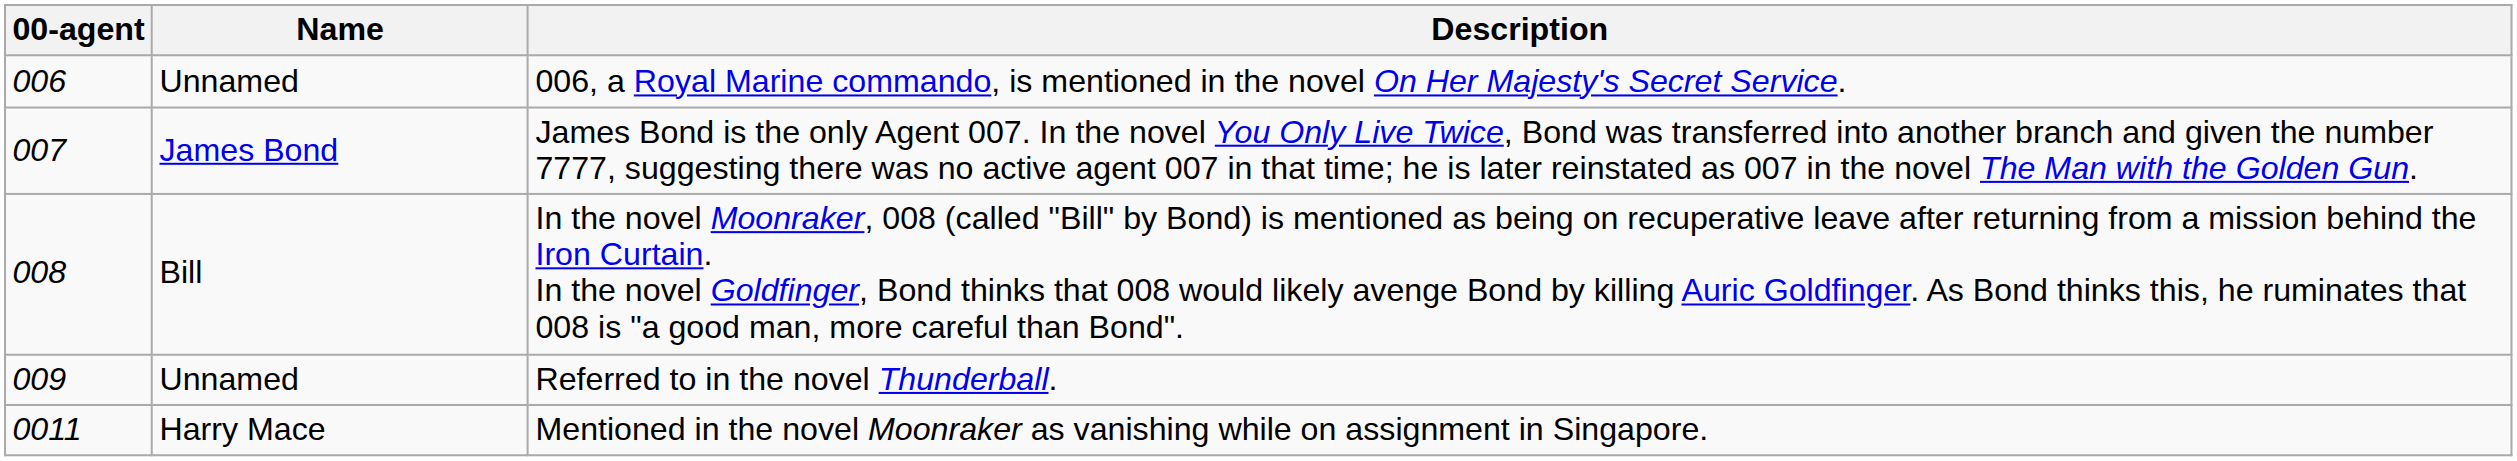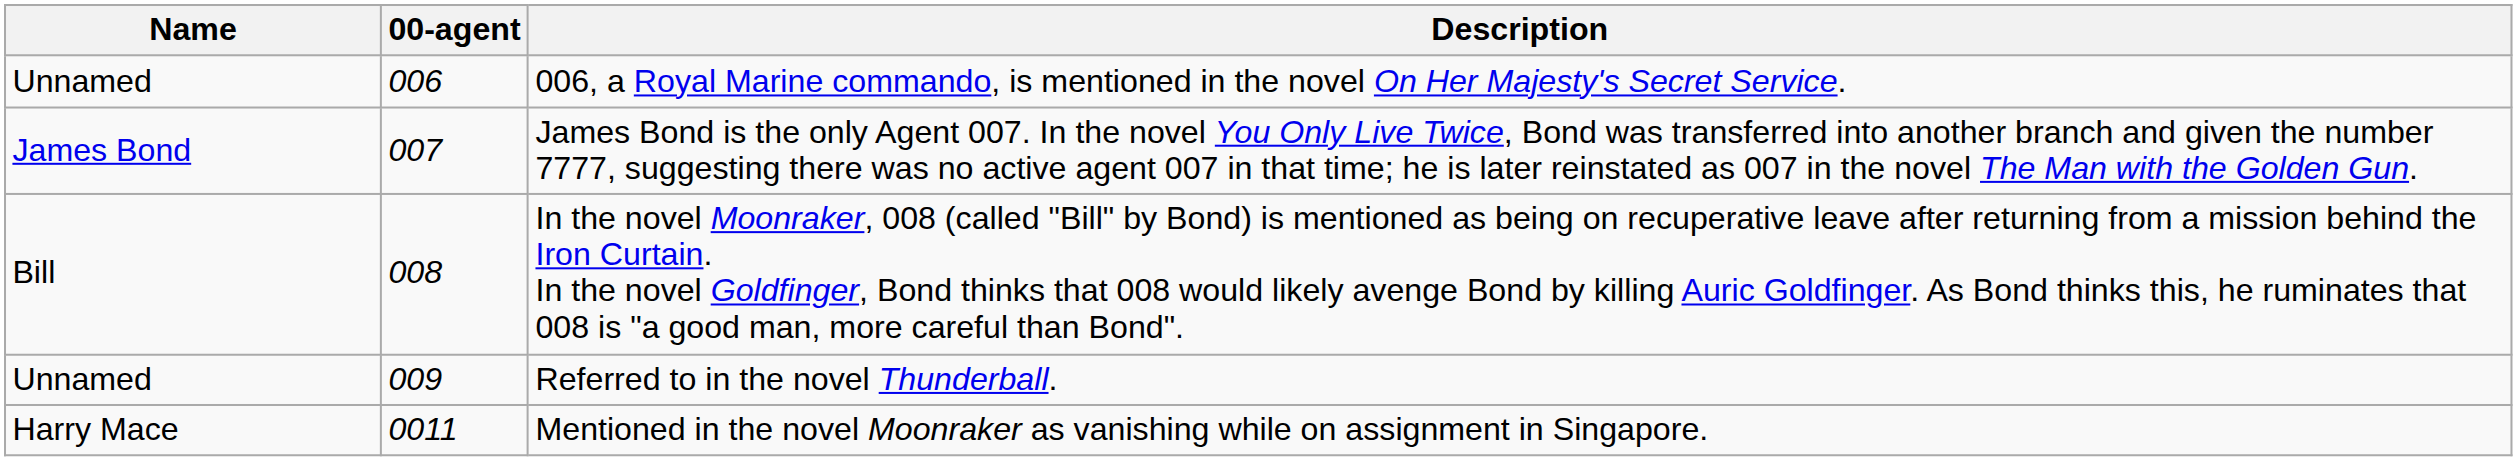columns swapped: (79, 30) <-> (340, 30)
